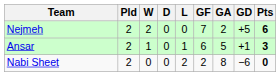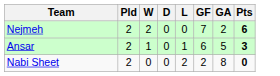- column: (244, 12)
